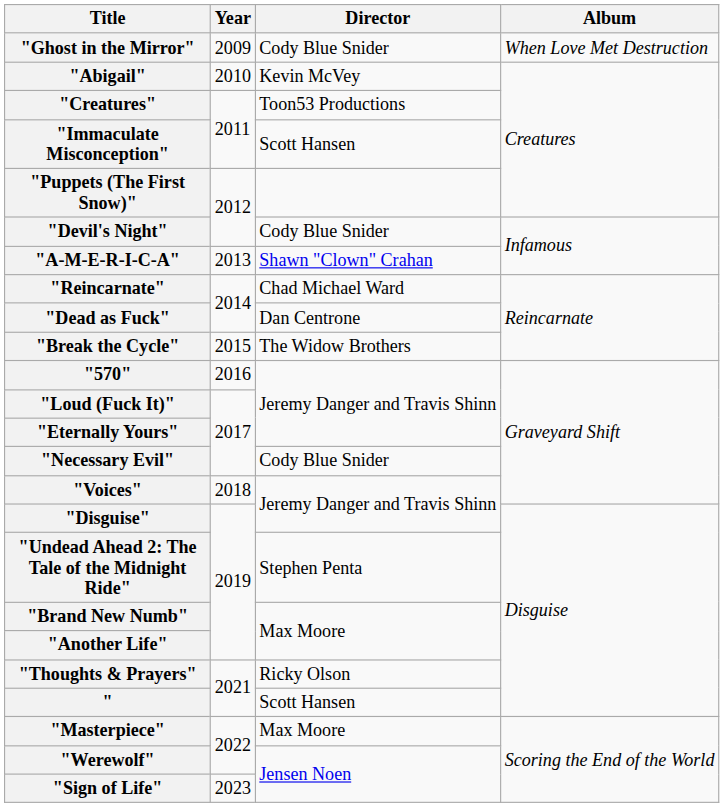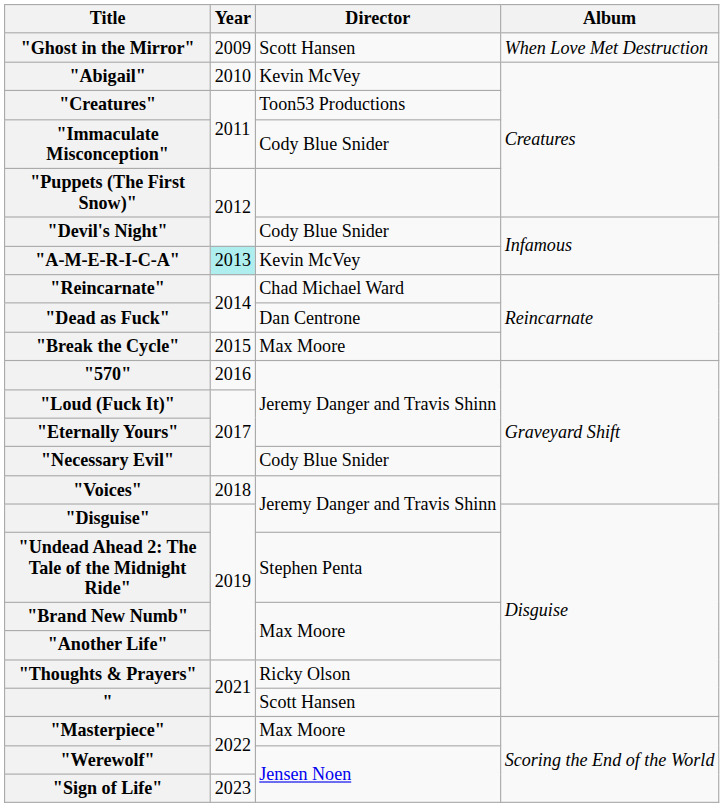(324, 47) Cody Blue Snider -> (307, 47) Scott Hansen
(307, 143) Scott Hansen -> (324, 143) Cody Blue Snider
(233, 260) no background -> (233, 260) paleturquoise background
(346, 260) Shawn "Clown" Crahan -> (310, 260) Kevin McVey
(335, 346) The Widow Brothers -> (302, 346) Max Moore
